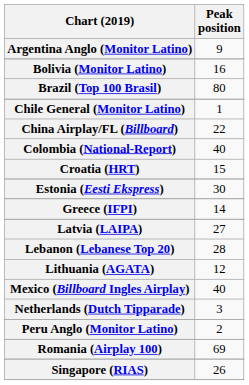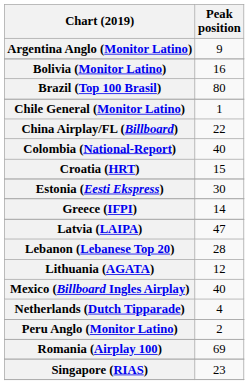(219, 229) 27 -> (219, 229) 47
(219, 309) 3 -> (219, 309) 4
(219, 369) 26 -> (219, 369) 23
